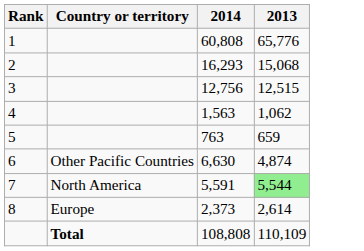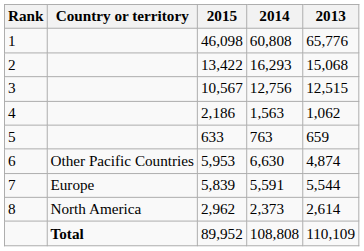+ column: (222, 16)
(96, 185) North America -> (72, 185) Europe
(275, 185) lightgreen background -> (323, 185) no background
(72, 209) Europe -> (96, 209) North America
